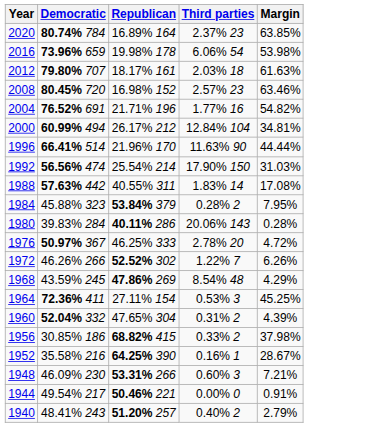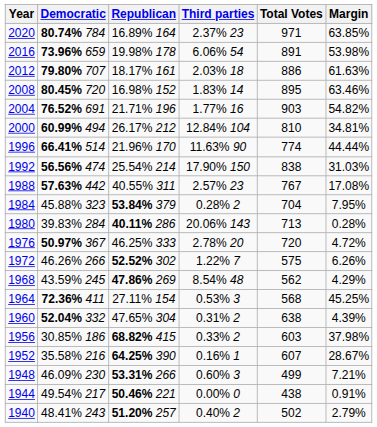+ column: (291, 14)
(218, 90) 2.57% 23 -> (218, 90) 1.83% 14
(218, 185) 1.83% 14 -> (218, 185) 2.57% 23
